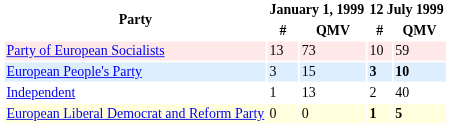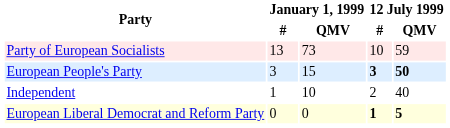(402, 72) 10 -> (402, 72) 50
(309, 92) 13 -> (309, 92) 10
